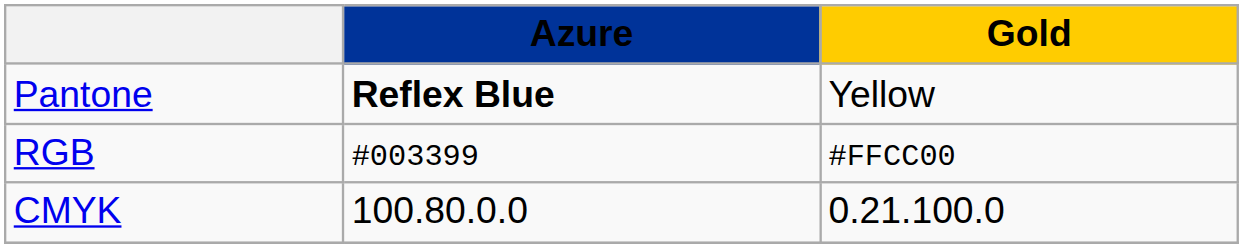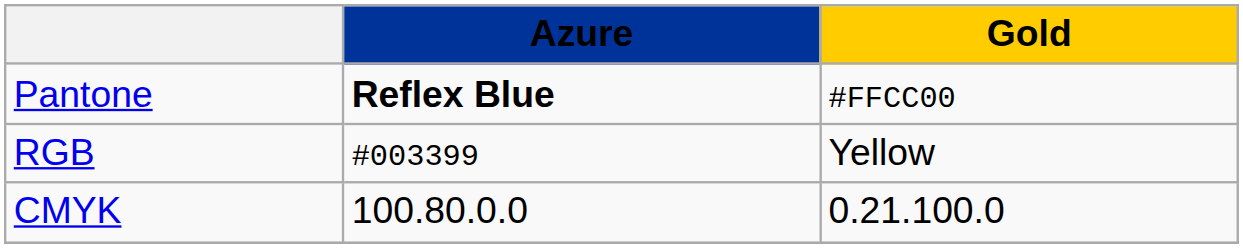(882, 93) Yellow -> (892, 97) #FFCC00
(892, 156) #FFCC00 -> (882, 152) Yellow
